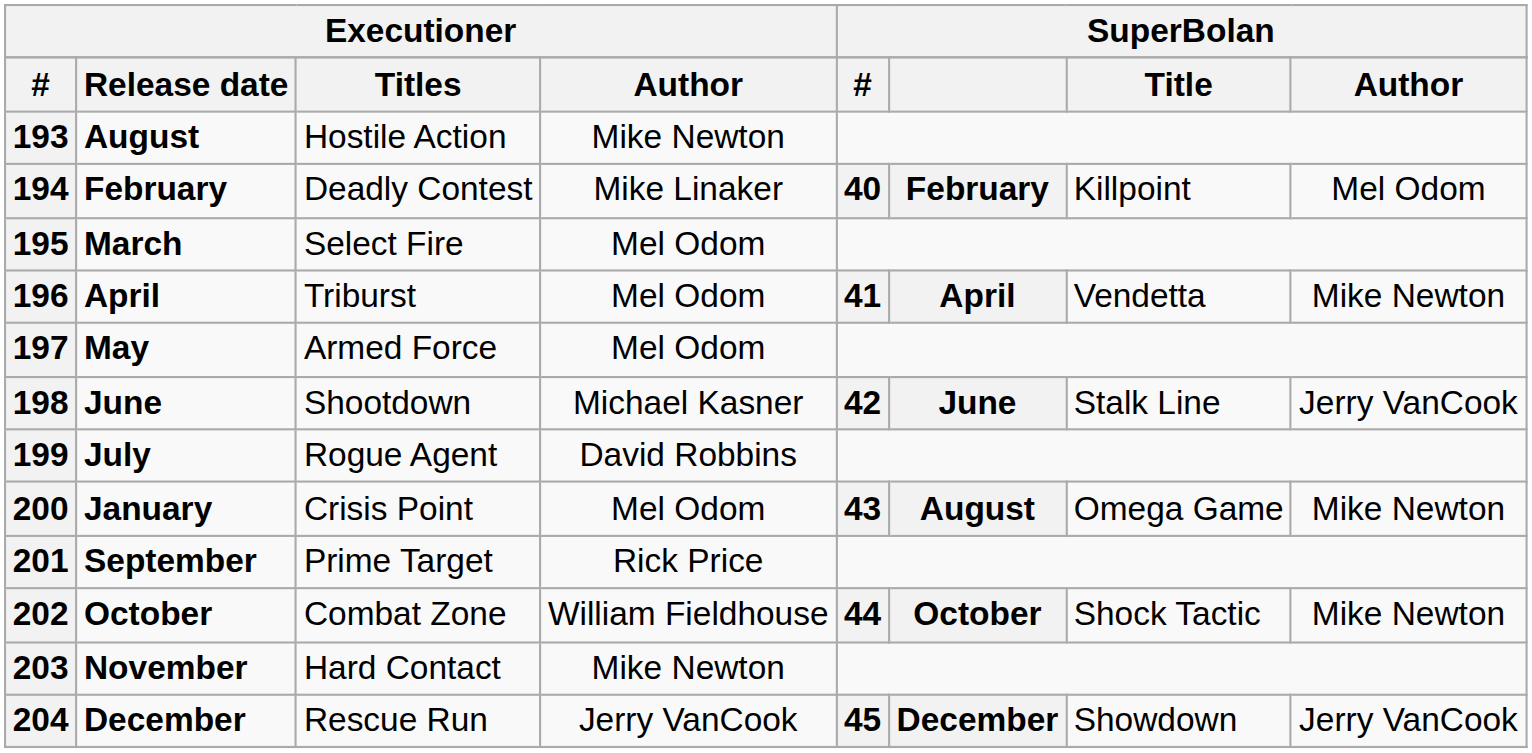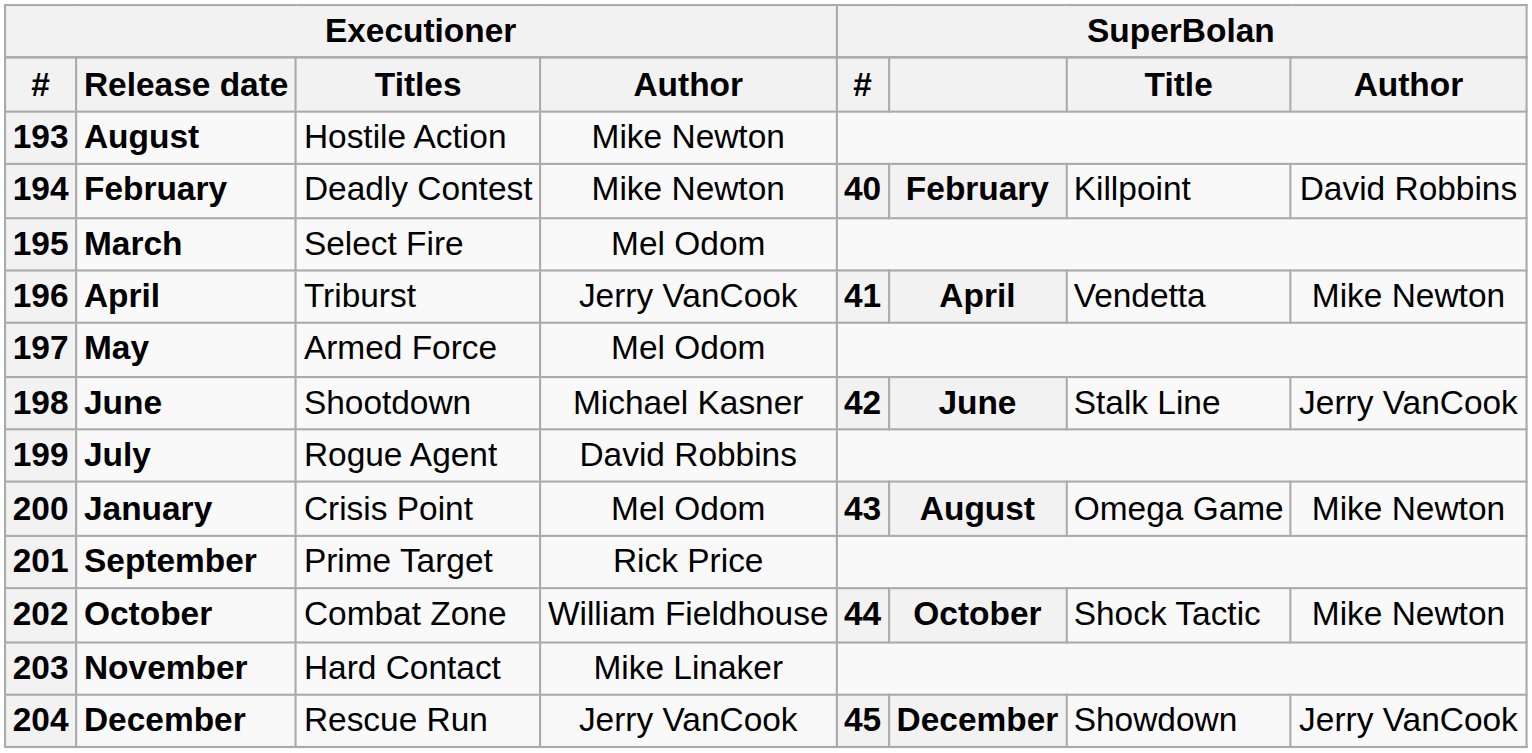(688, 190) Mike Linaker -> (688, 190) Mike Newton
(1408, 190) Mel Odom -> (1408, 190) David Robbins
(688, 296) Mel Odom -> (688, 296) Jerry VanCook
(688, 667) Mike Newton -> (688, 667) Mike Linaker
